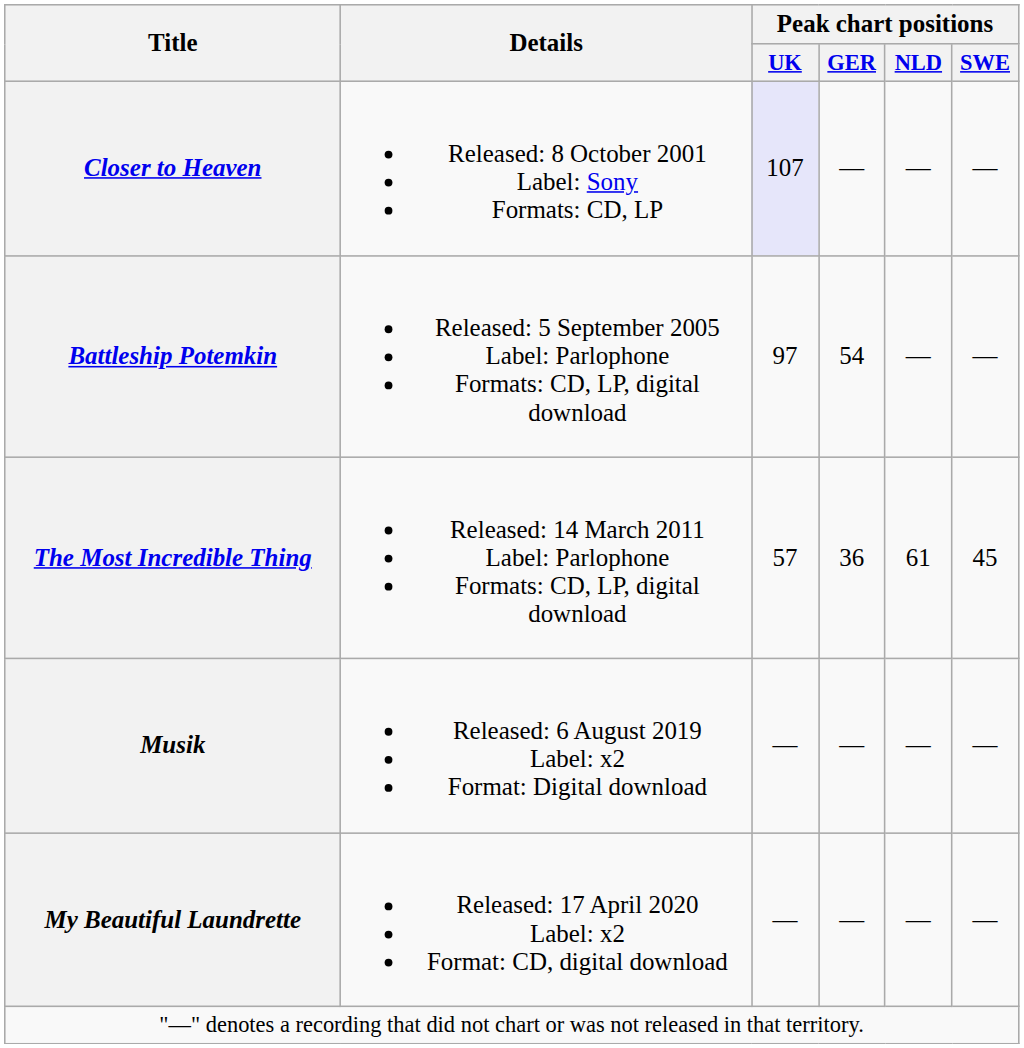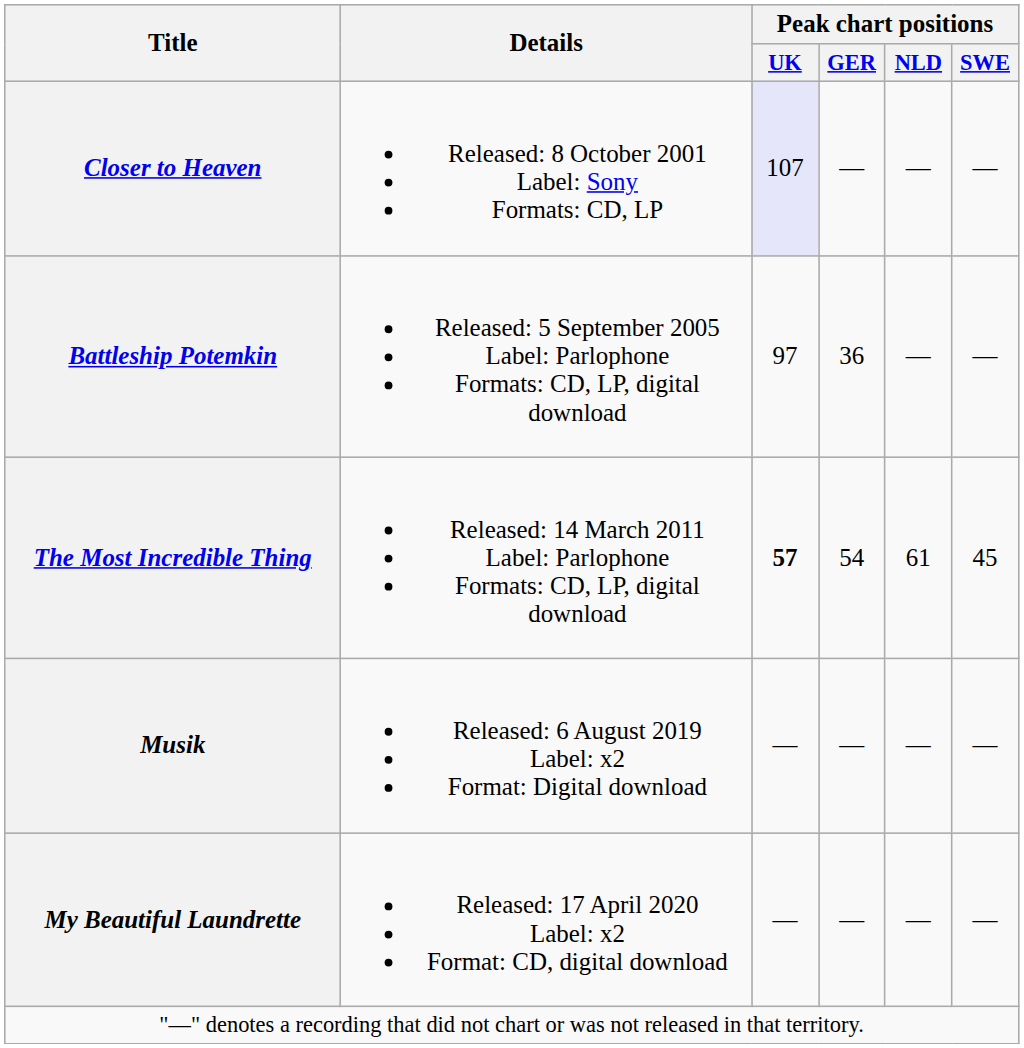(852, 355) 54 -> (852, 355) 36
(785, 557) normal -> (785, 557) bold
(852, 557) 36 -> (852, 557) 54
